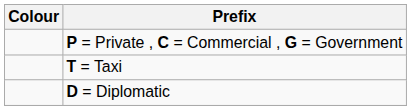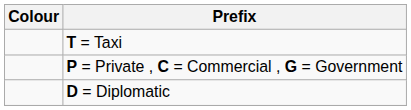rows swapped: (234, 42) <-> (94, 67)
